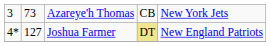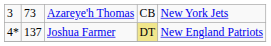(33, 32) 127 -> (33, 32) 137
